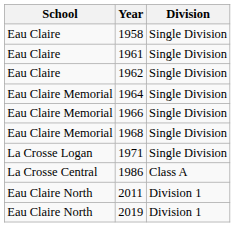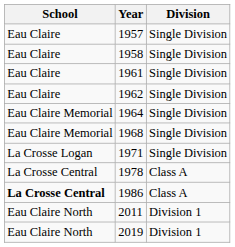+ row: (131, 34)
- row: (131, 113)
+ row: (131, 172)
(52, 172) normal -> (56, 192) bold
